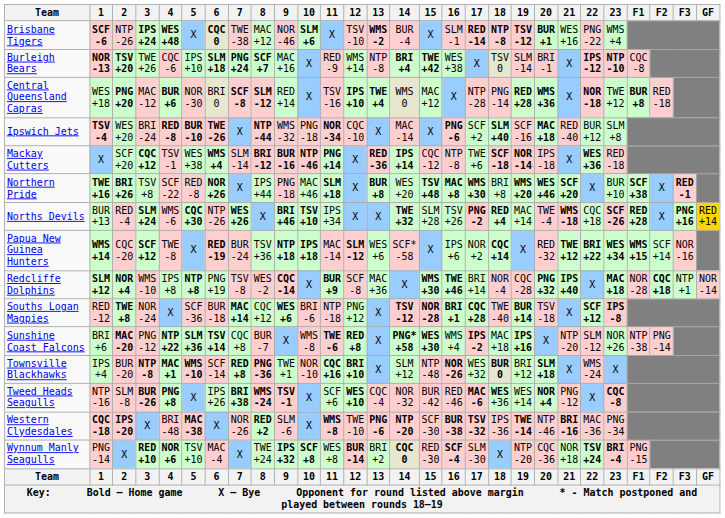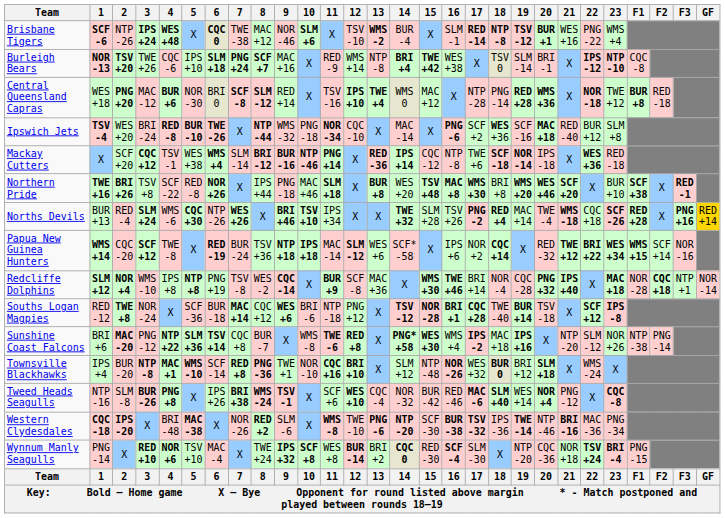(500, 132) SLM +40 -> (500, 132) WES +36
(500, 398) WES +36 -> (500, 398) SLM +40
